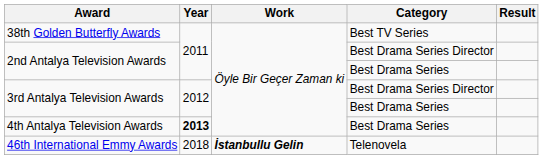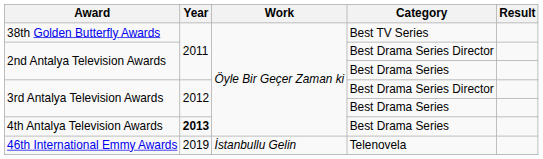(196, 145) 2018 -> (196, 145) 2019
(259, 145) bold -> (255, 145) normal
